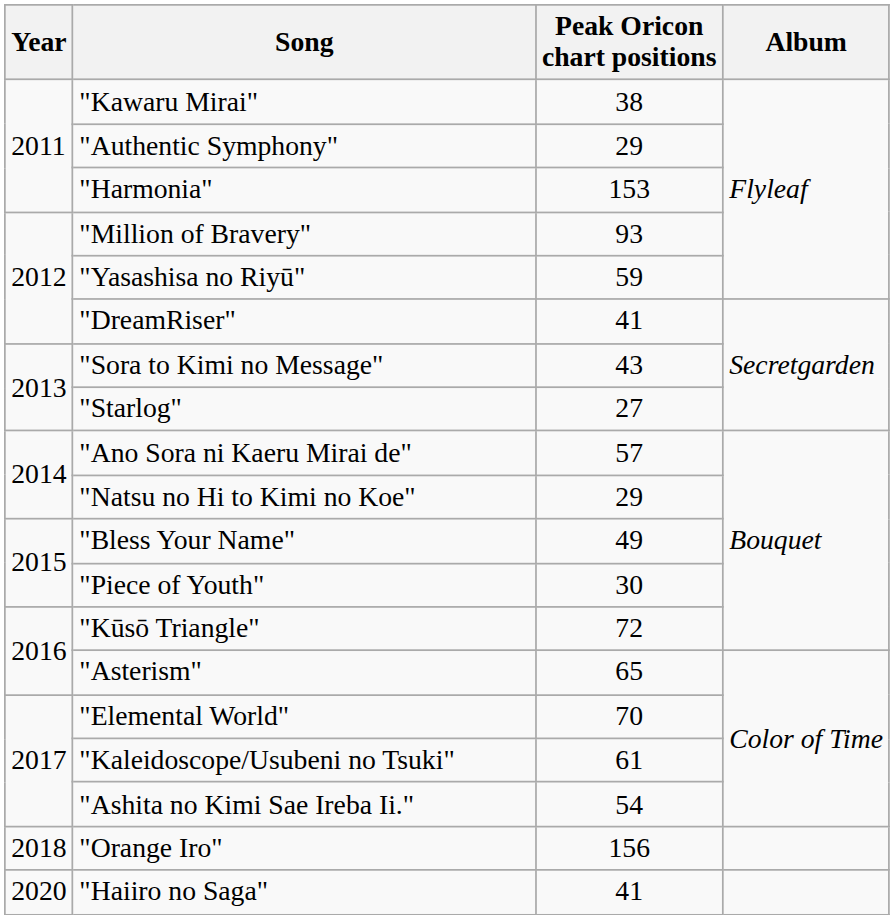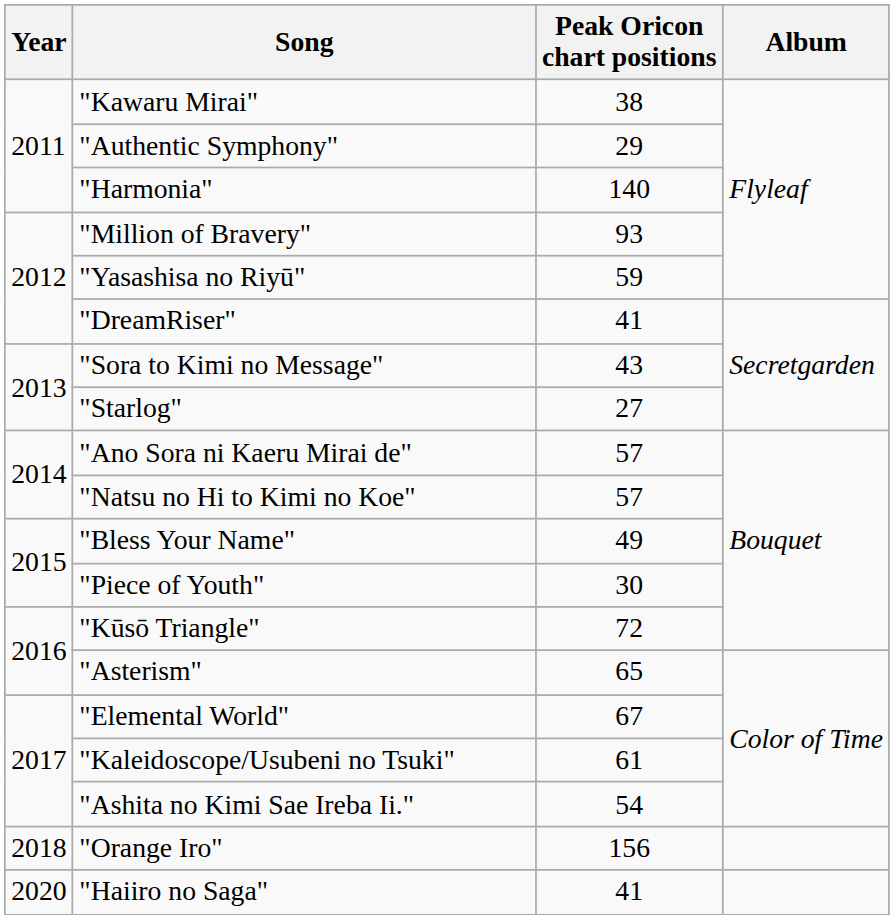(629, 189) 153 -> (629, 189) 140
(629, 496) 29 -> (629, 496) 57
(629, 716) 70 -> (629, 716) 67
